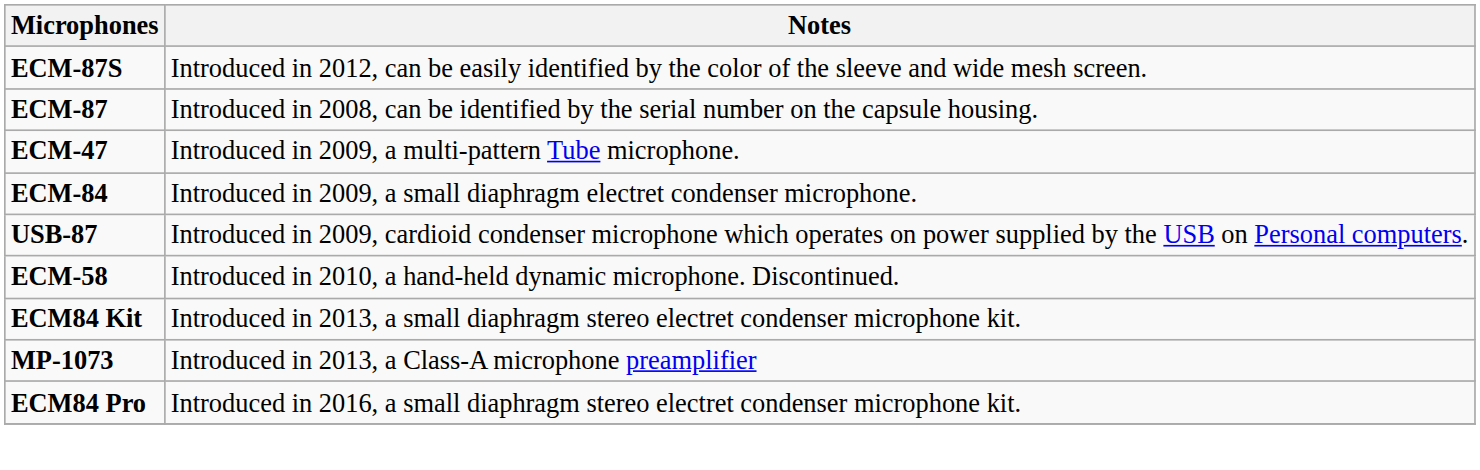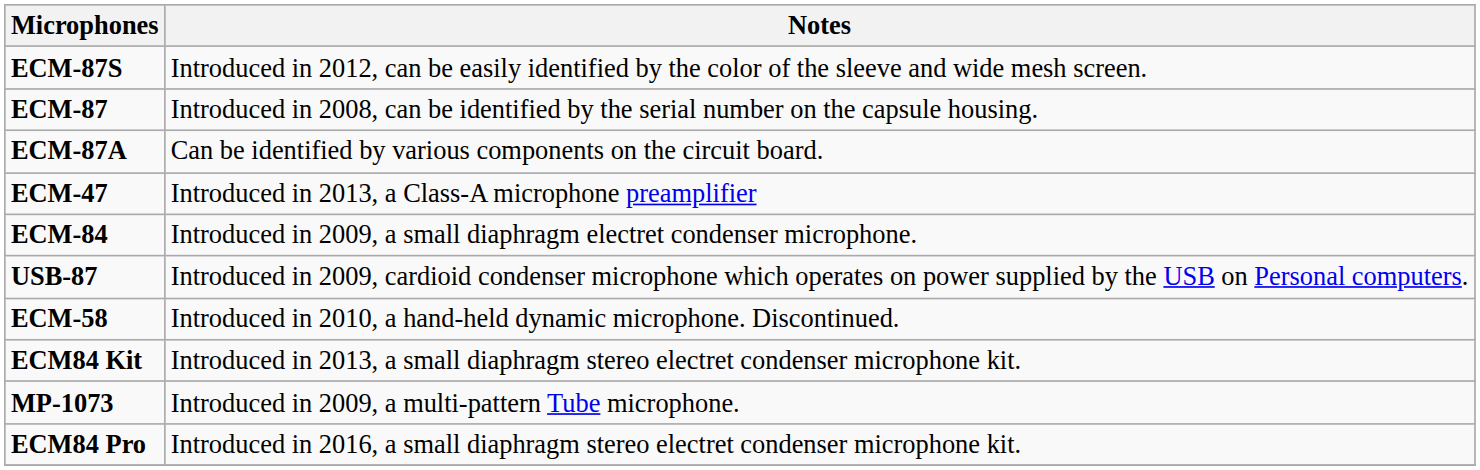+ row: (69, 151)
(455, 151) Introduced in 2009, a multi-pattern Tube microphone. -> (464, 192) Introduced in 2013, a Class-A microphone preamplifier
(464, 360) Introduced in 2013, a Class-A microphone preamplifier -> (455, 402) Introduced in 2009, a multi-pattern Tube microphone.
